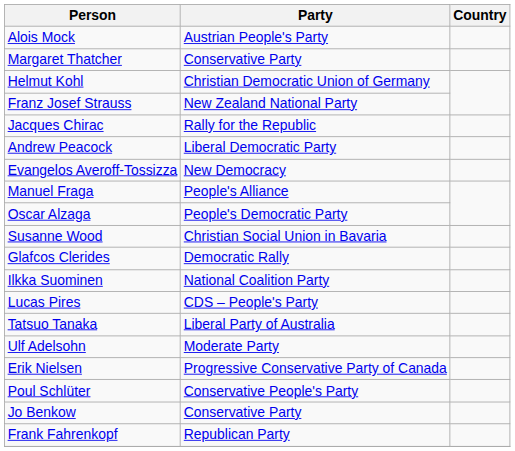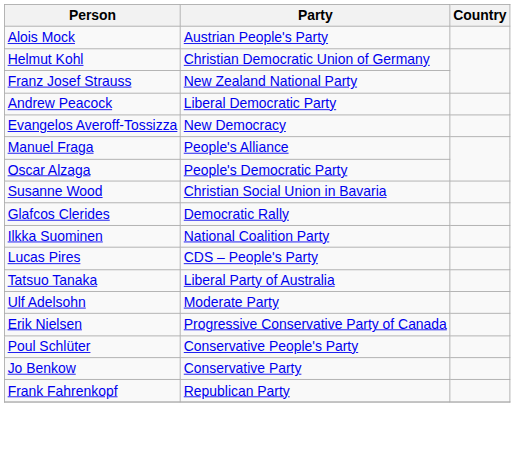- row: (65, 59)
- row: (56, 125)
